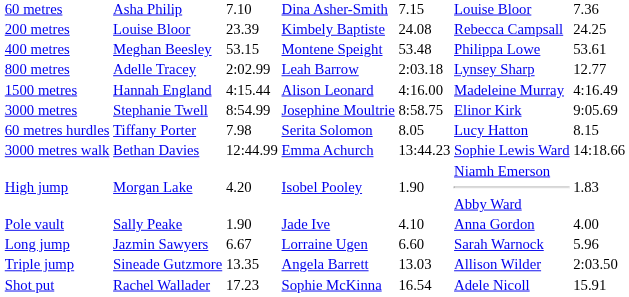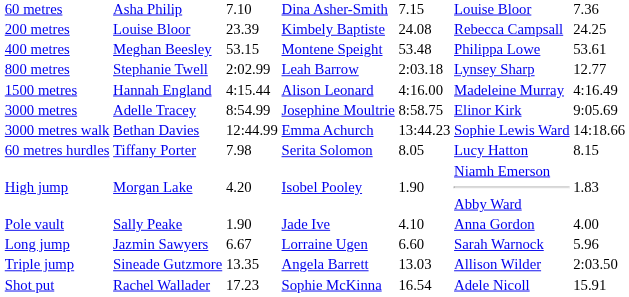(155, 69) Adelle Tracey -> (160, 69) Stephanie Twell
(160, 110) Stephanie Twell -> (155, 110) Adelle Tracey
rows swapped: (57, 130) <-> (57, 150)
